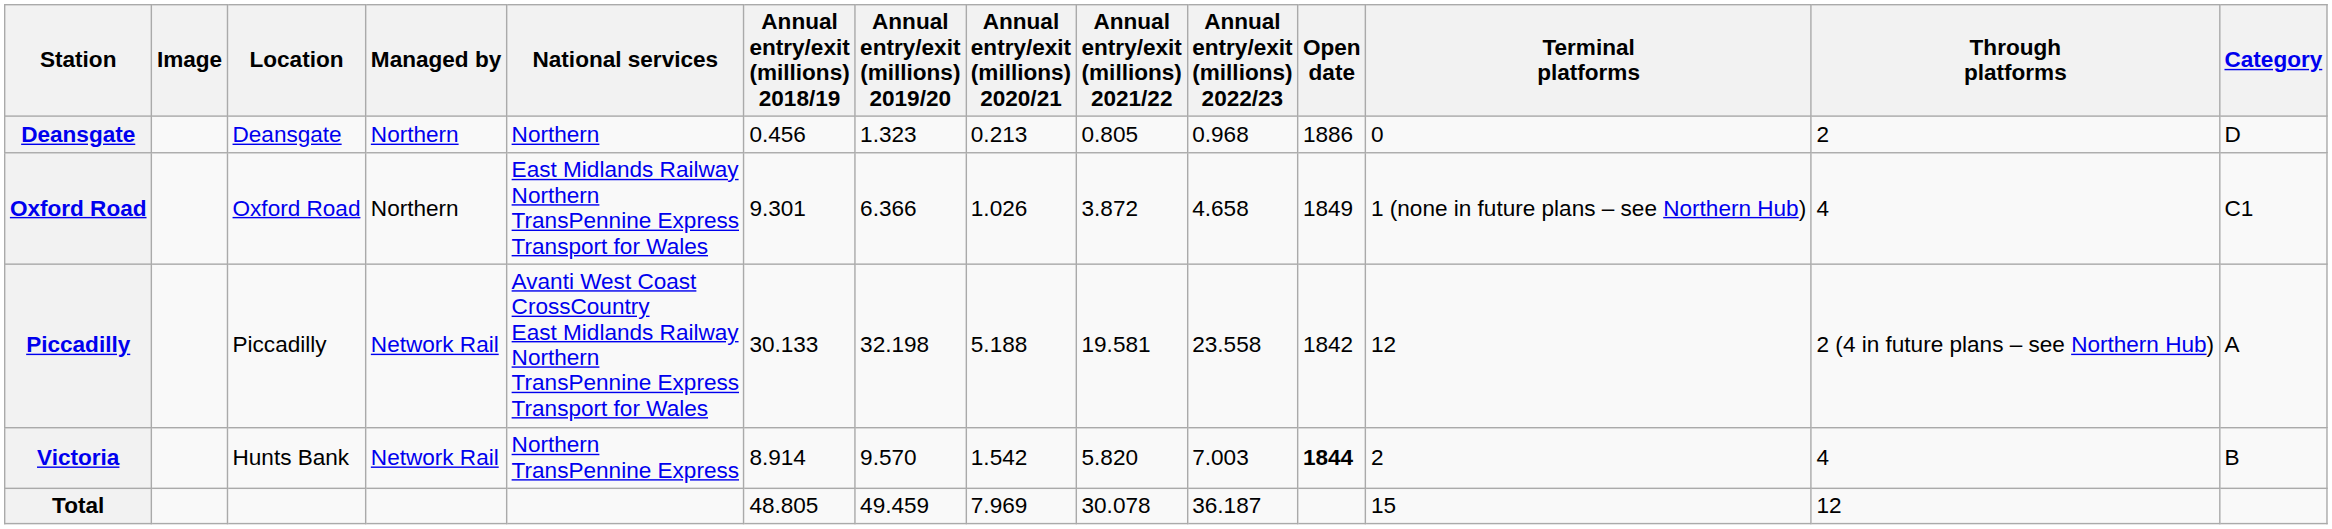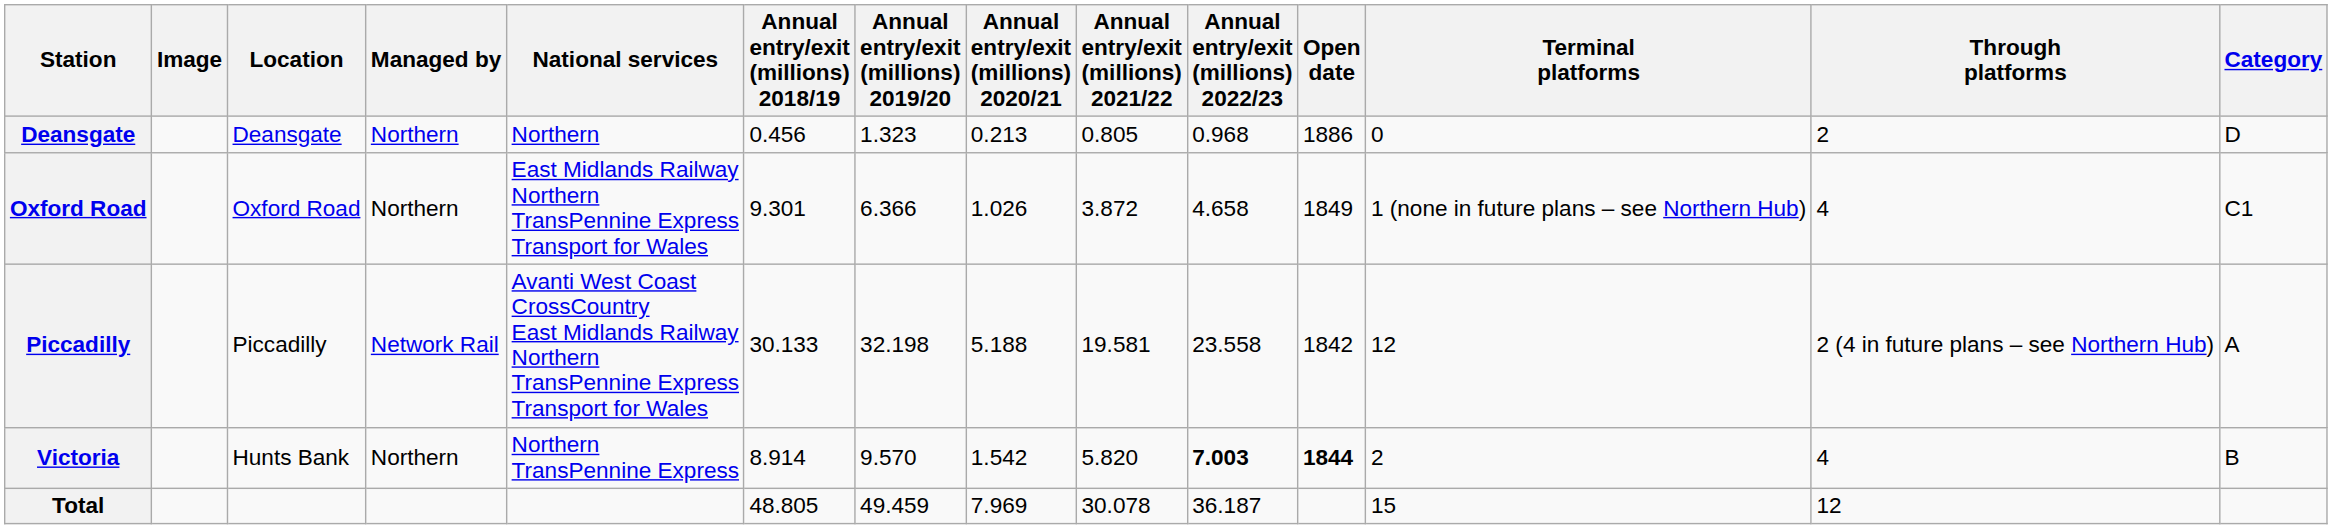(435, 457) Network Rail -> (415, 457) Northern
(1220, 457) normal -> (1220, 457) bold
